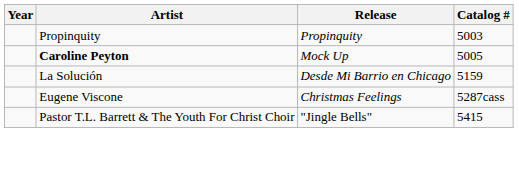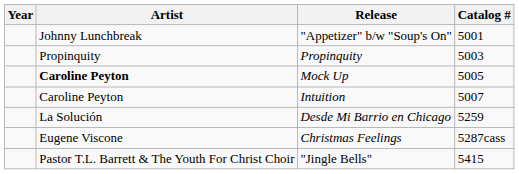+ row: (376, 35)
+ row: (323, 96)
(470, 76) 5159 -> (471, 117) 5259
